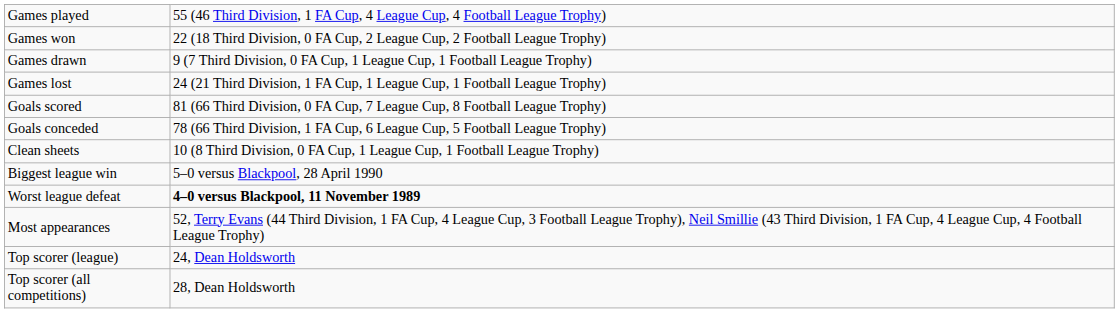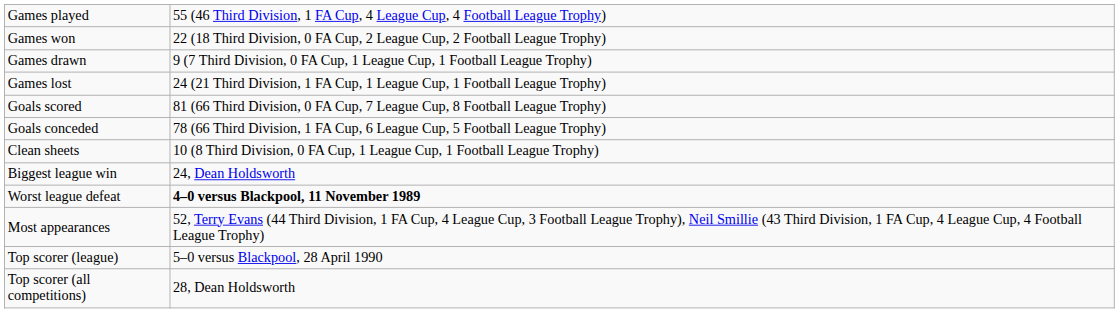(278, 173) 5–0 versus Blackpool, 28 April 1990 -> (234, 173) 24, Dean Holdsworth
(234, 257) 24, Dean Holdsworth -> (278, 257) 5–0 versus Blackpool, 28 April 1990
